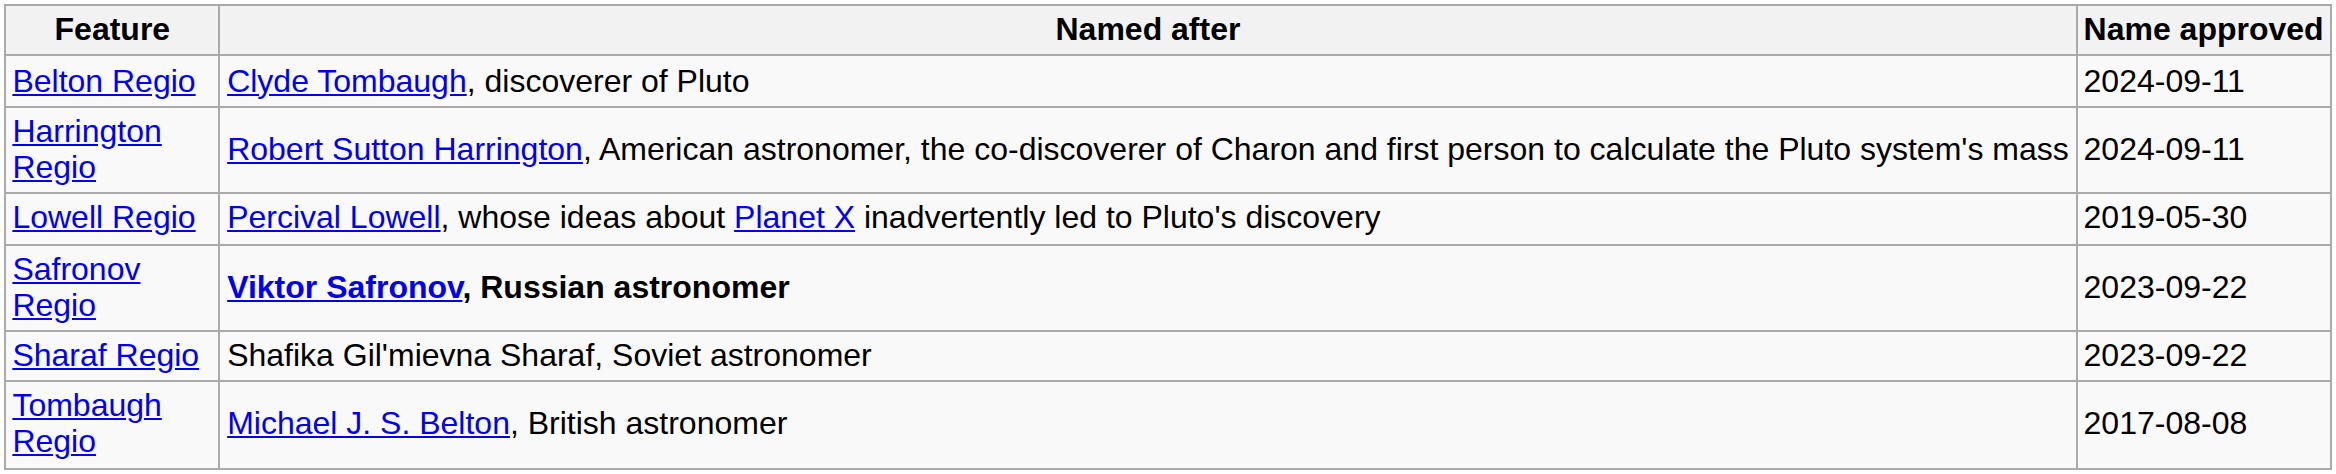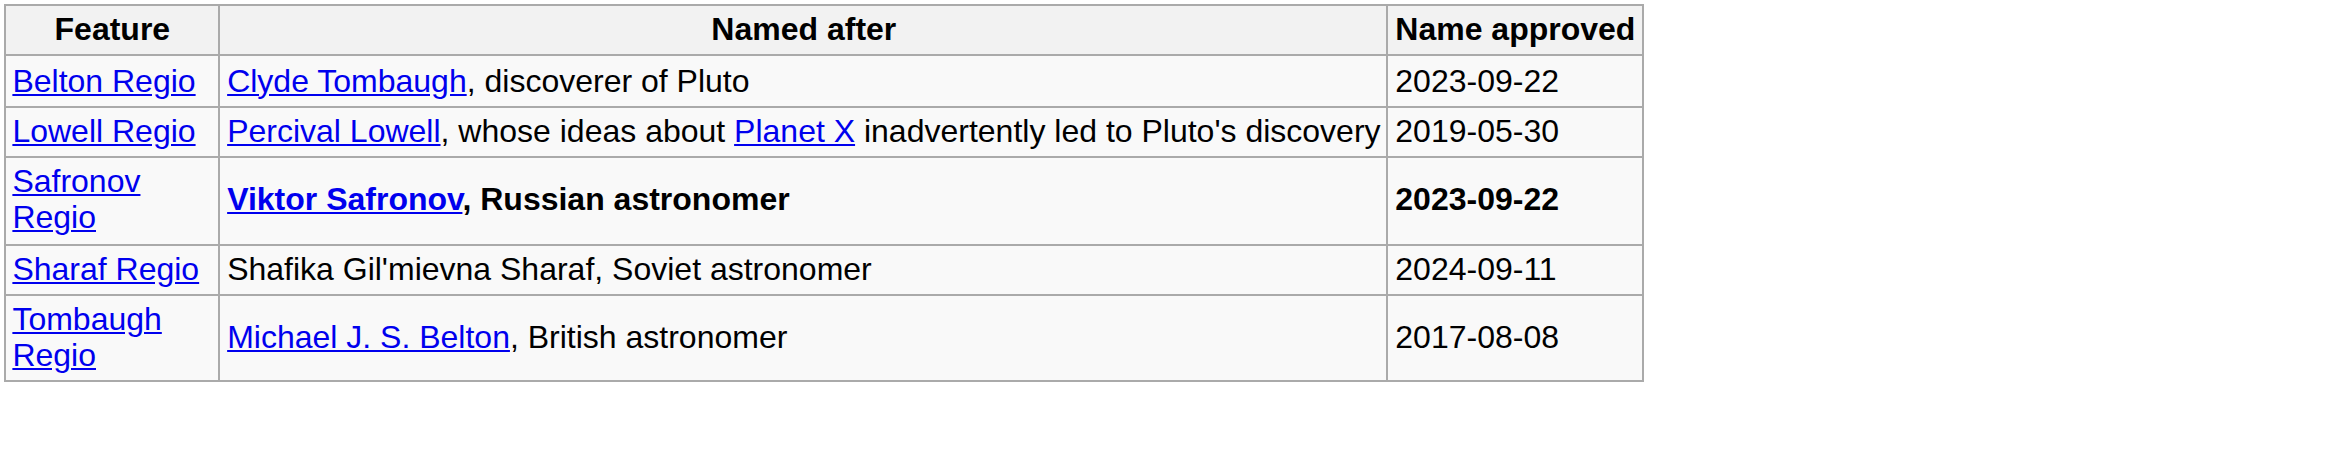(2164, 80) 2024-09-11 -> (1477, 80) 2023-09-22
- row: (87, 149)
(2165, 286) normal -> (1477, 200) bold
(2165, 355) 2023-09-22 -> (1476, 268) 2024-09-11
